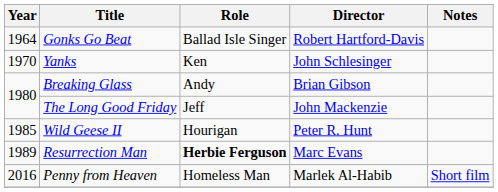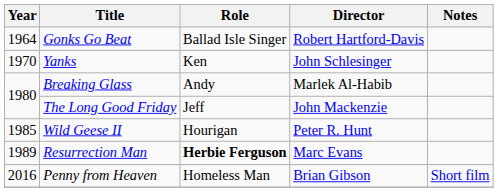(332, 84) Brian Gibson -> (343, 84) Marlek Al-Habib
(343, 175) Marlek Al-Habib -> (332, 175) Brian Gibson
